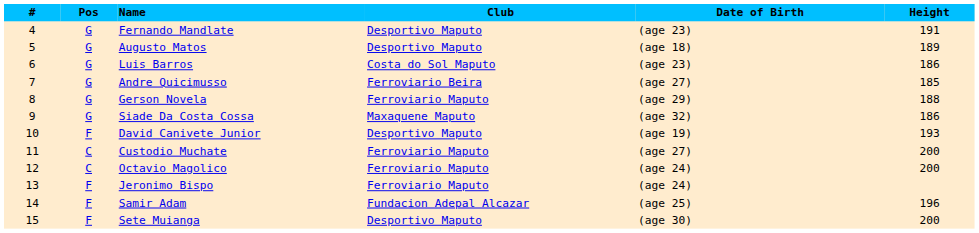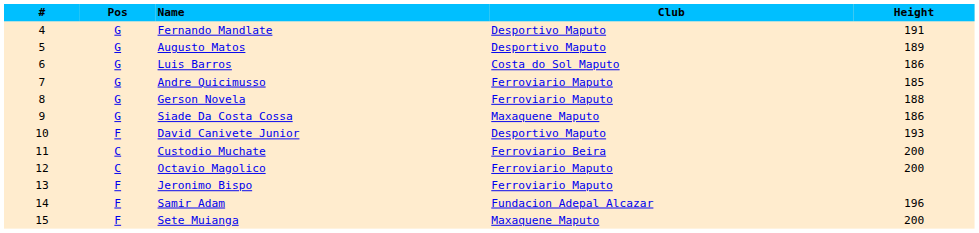- column: (760, 13)
(424, 82) Ferroviario Beira -> (552, 82) Ferroviario Maputo
(428, 151) Ferroviario Maputo -> (549, 151) Ferroviario Beira
(424, 220) Desportivo Maputo -> (545, 220) Maxaquene Maputo
